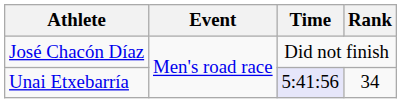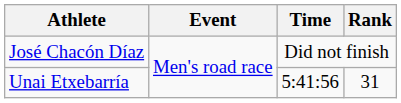(310, 82) lavender background -> (310, 82) no background
(370, 82) 34 -> (370, 82) 31
